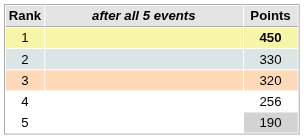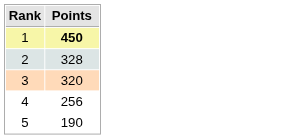- column: (144, 16)
(271, 59) 330 -> (72, 59) 328
(271, 123) lightgrey background -> (72, 123) no background
